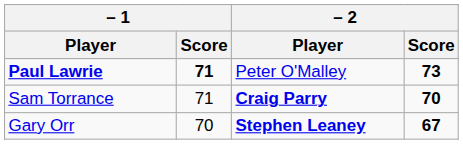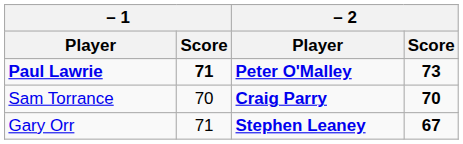(291, 71) normal -> (294, 71) bold
(204, 98) 71 -> (204, 98) 70
(204, 125) 70 -> (204, 125) 71
